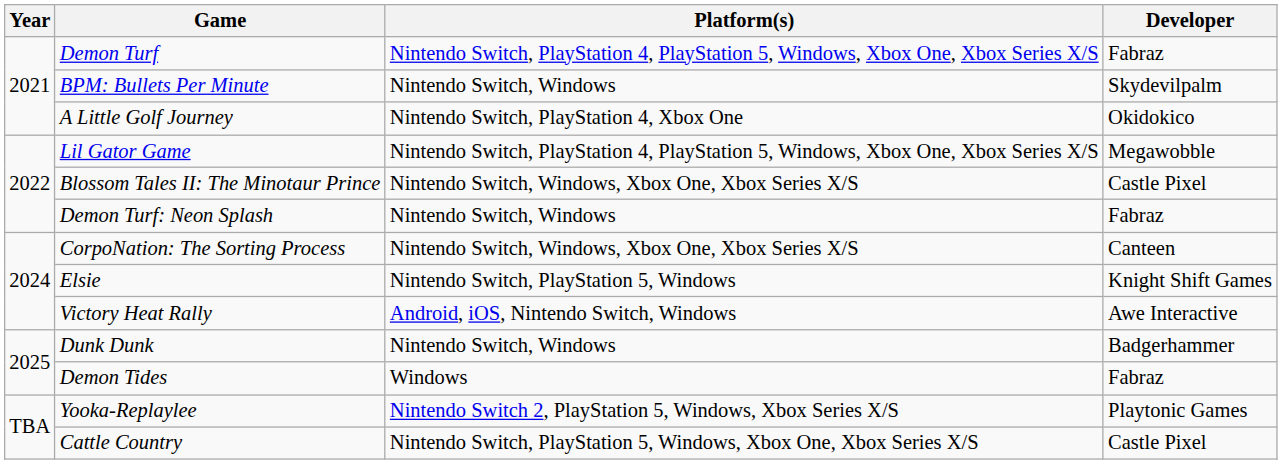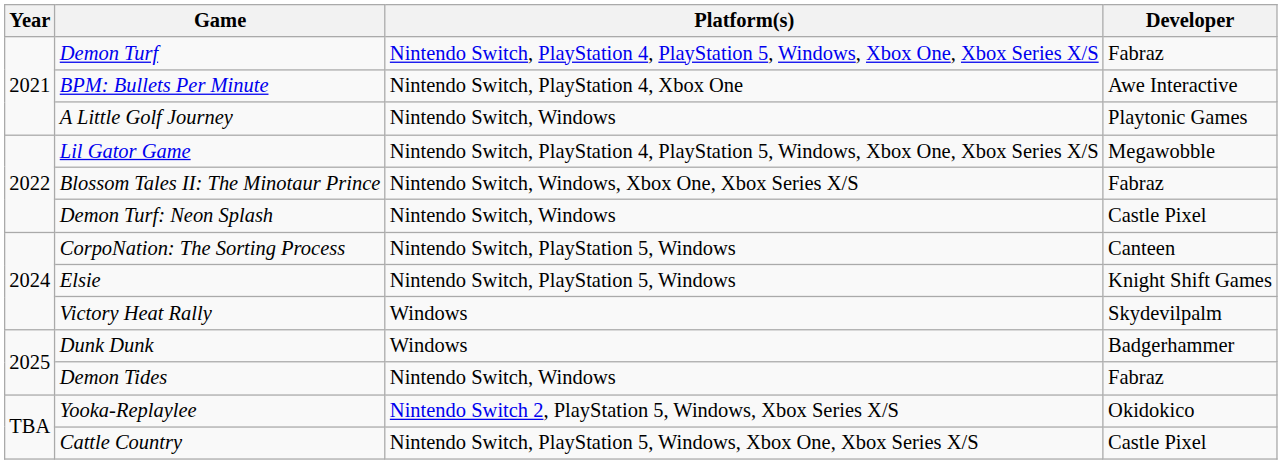(503, 85) Nintendo Switch, Windows -> (566, 85) Nintendo Switch, PlayStation 4, Xbox One
(1165, 85) Skydevilpalm -> (1173, 85) Awe Interactive
(566, 118) Nintendo Switch, PlayStation 4, Xbox One -> (503, 118) Nintendo Switch, Windows
(1151, 118) Okidokico -> (1178, 118) Playtonic Games
(1157, 183) Castle Pixel -> (1136, 183) Fabraz
(1136, 215) Fabraz -> (1157, 215) Castle Pixel
(624, 248) Nintendo Switch, Windows, Xbox One, Xbox Series X/S -> (563, 248) Nintendo Switch, PlayStation 5, Windows
(563, 313) Android, iOS, Nintendo Switch, Windows -> (429, 313) Windows
(1173, 313) Awe Interactive -> (1165, 313) Skydevilpalm
(503, 345) Nintendo Switch, Windows -> (429, 345) Windows
(429, 378) Windows -> (503, 378) Nintendo Switch, Windows
(1178, 410) Playtonic Games -> (1151, 410) Okidokico
